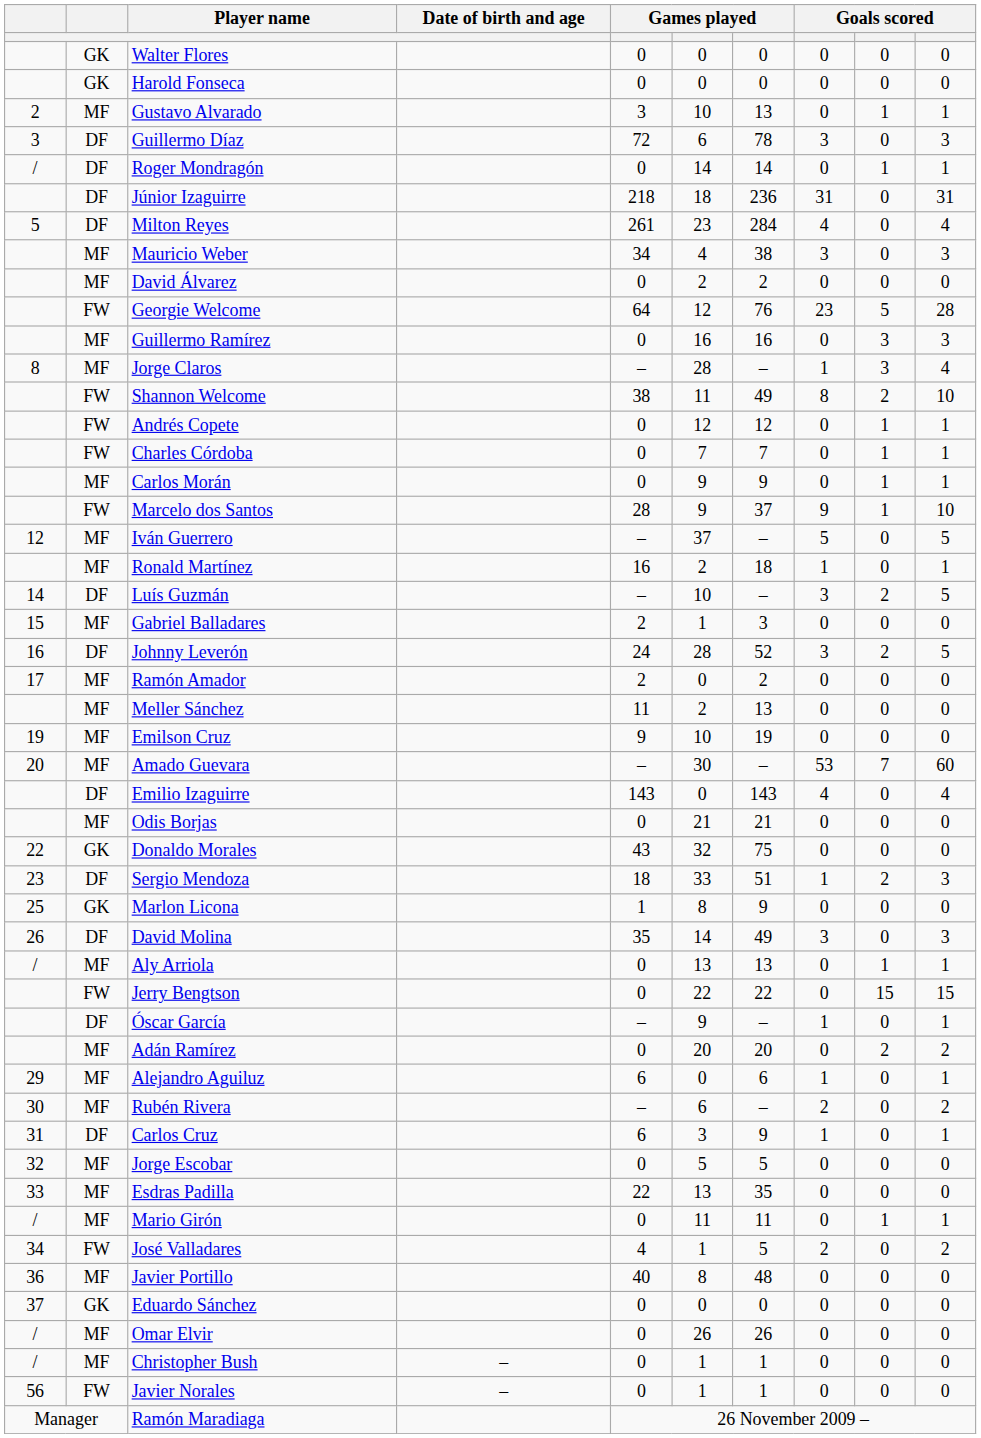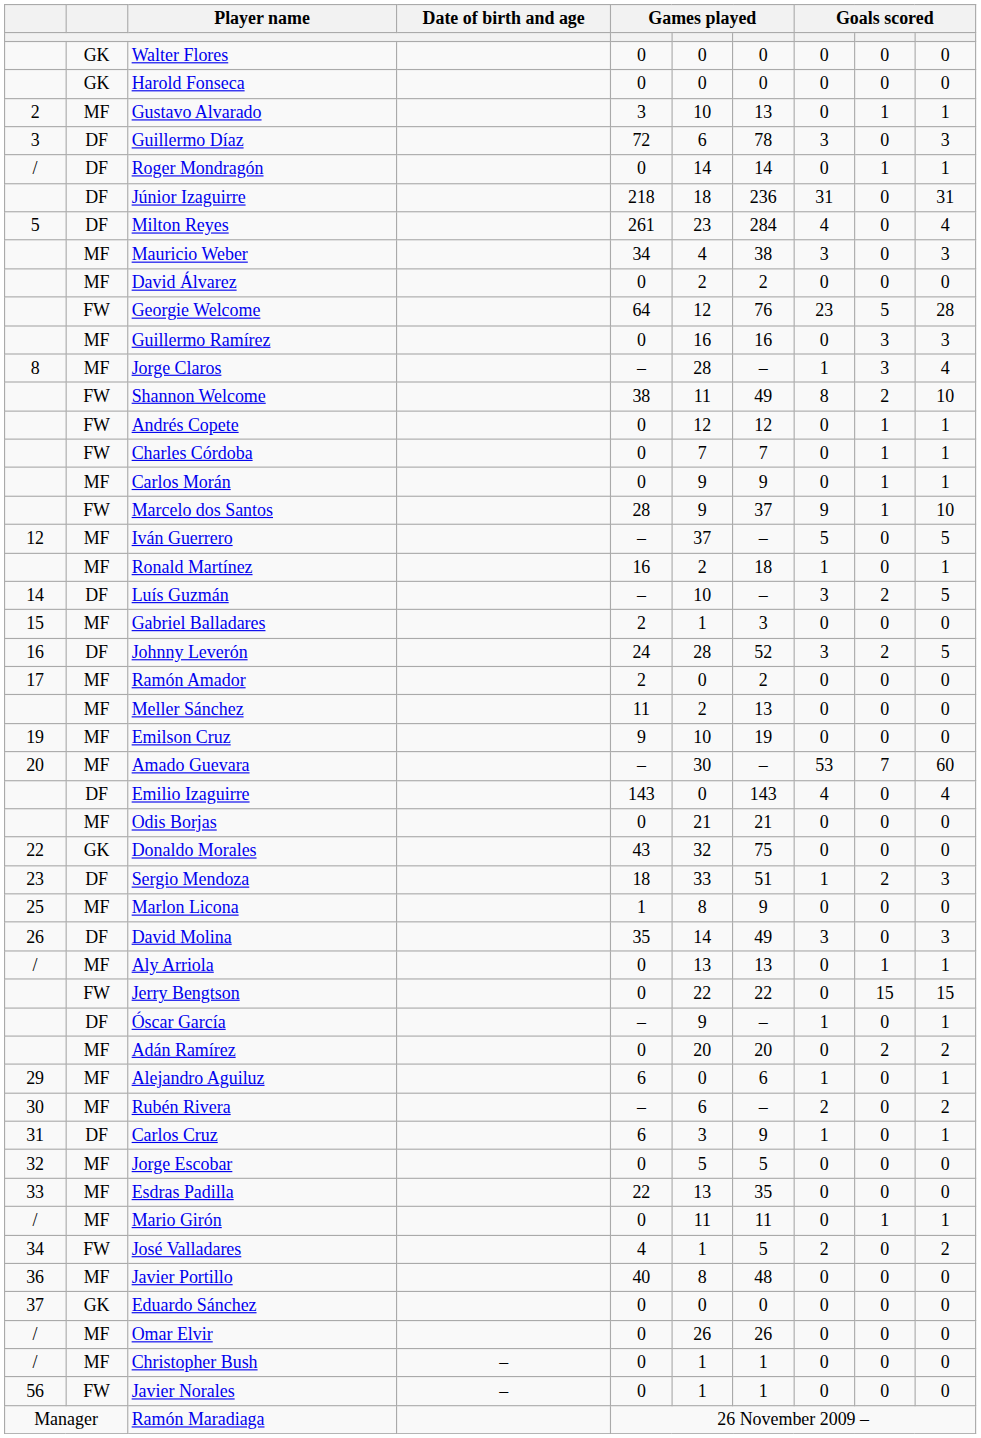(97, 907) GK -> (97, 907) MF
